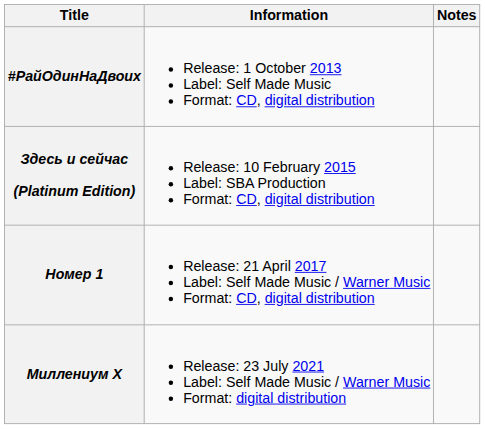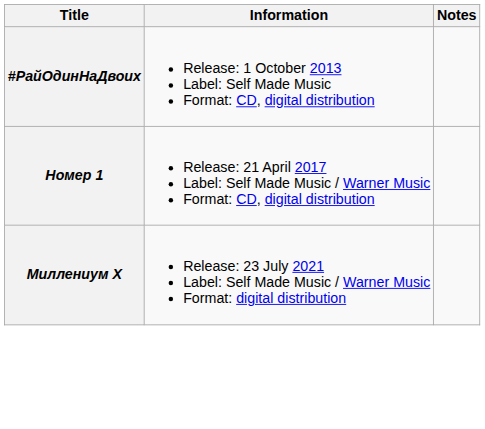- row: (74, 175)
